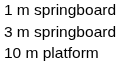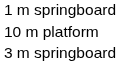rows swapped: (60, 31) <-> (51, 53)
